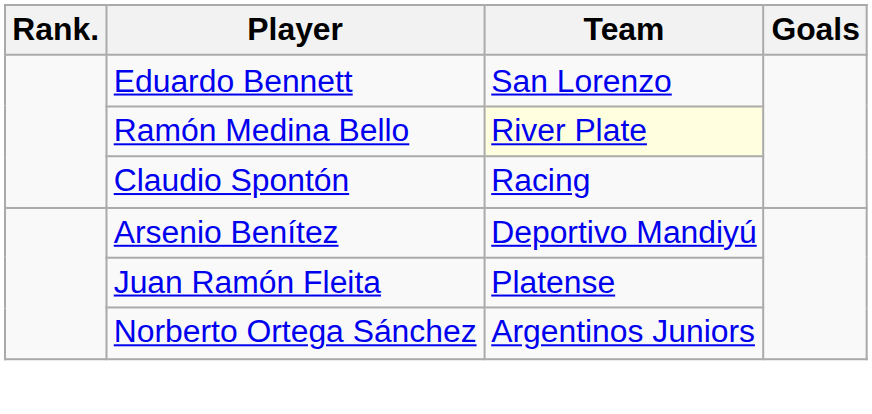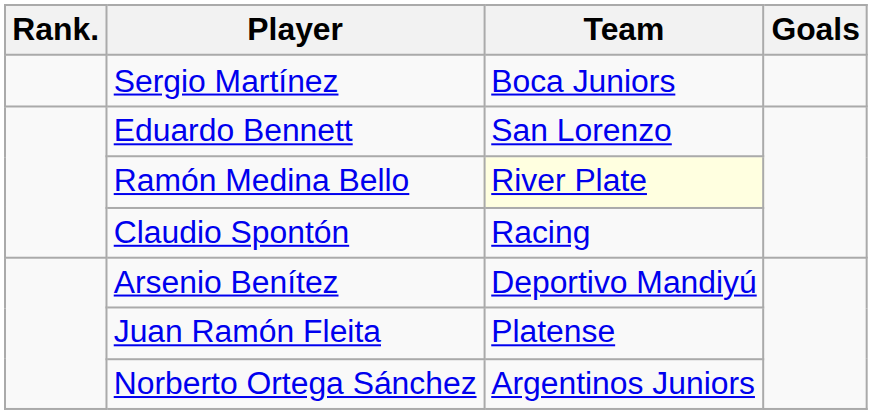+ row: (226, 80)
